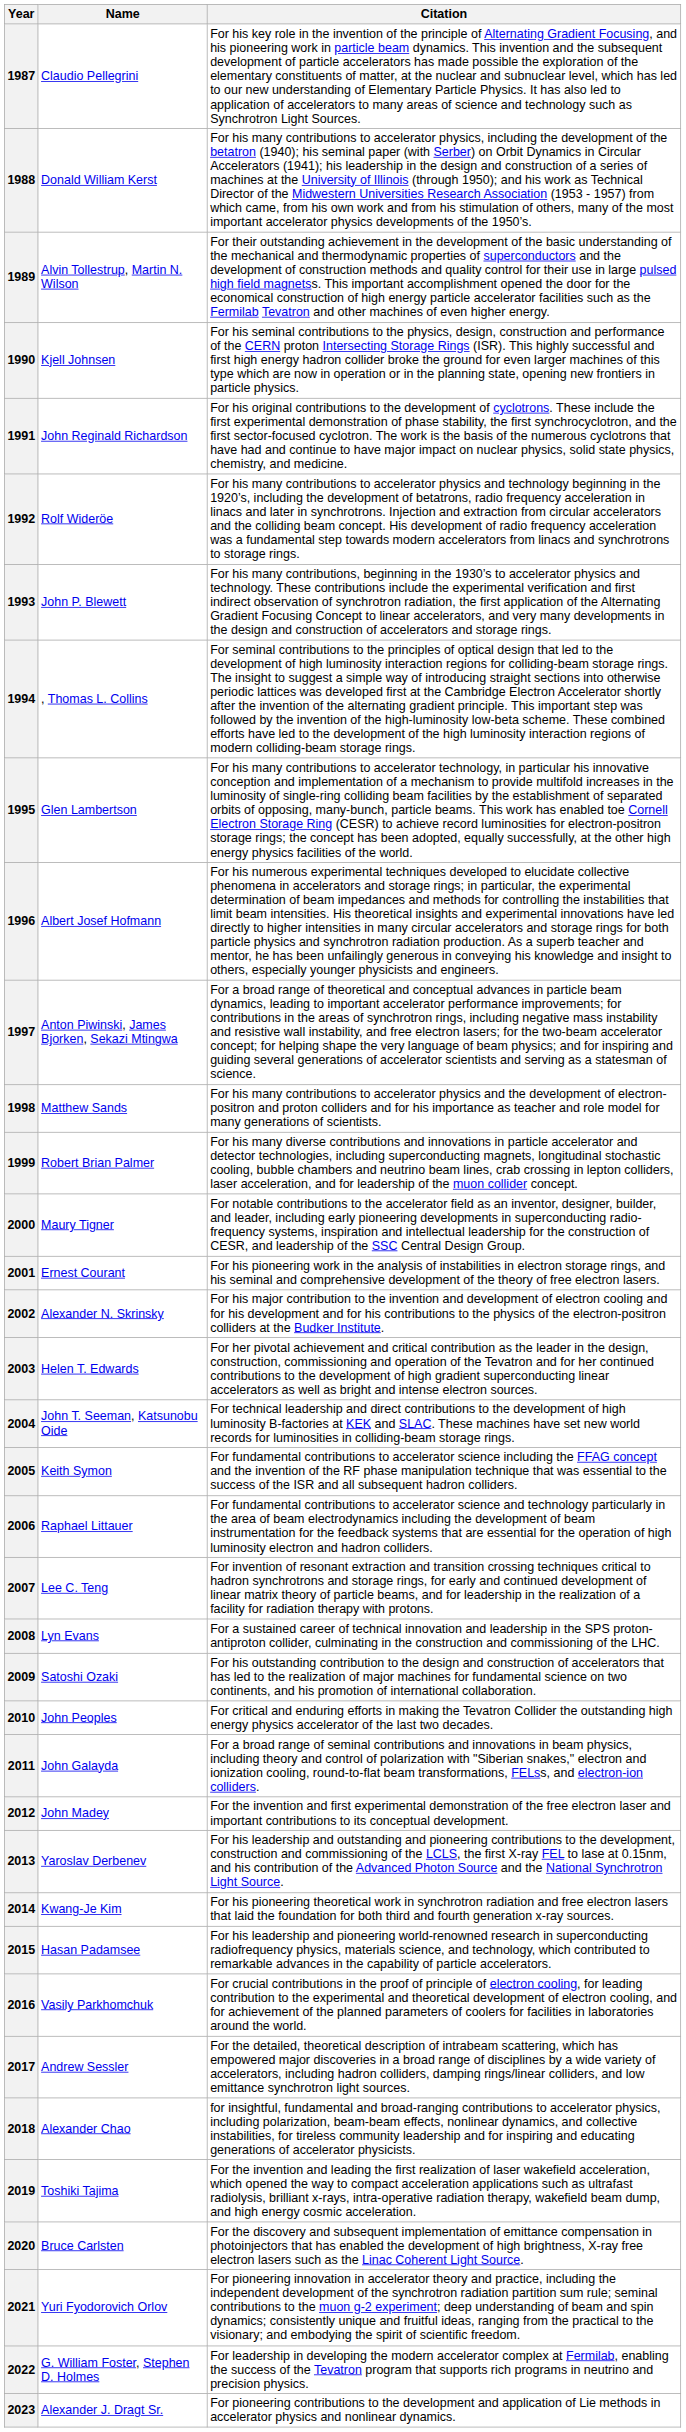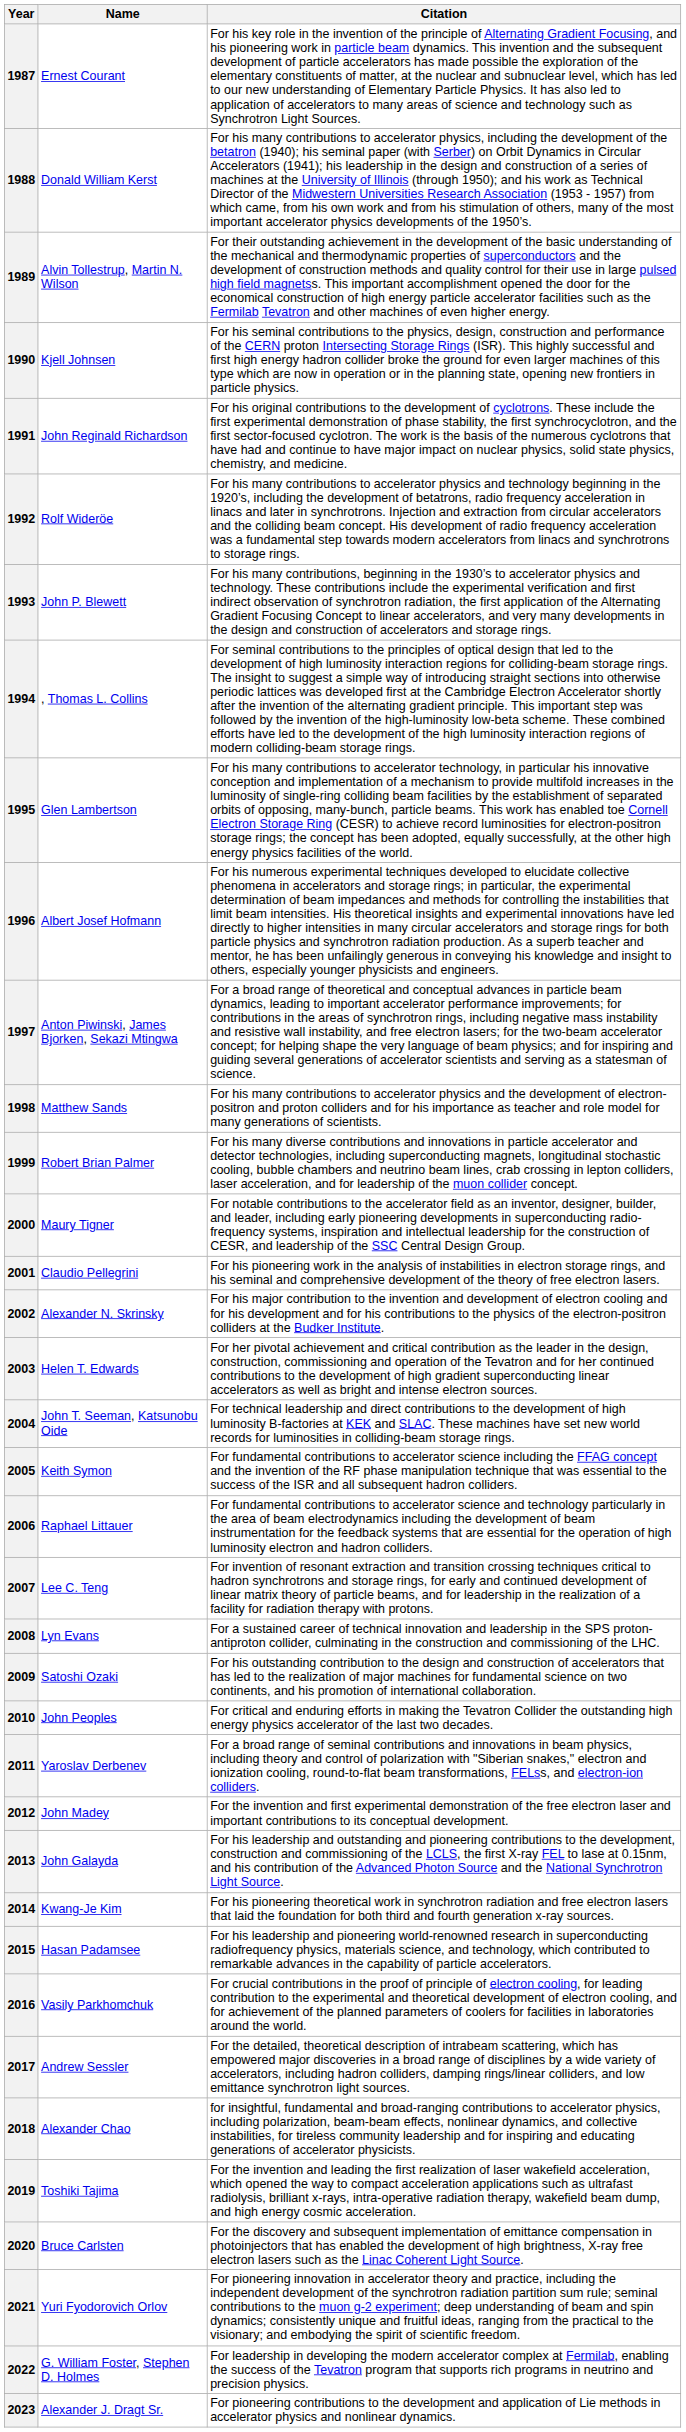(90, 76) Claudio Pellegrini -> (83, 76) Ernest Courant
(83, 1273) Ernest Courant -> (90, 1273) Claudio Pellegrini
(80, 1765) John Galayda -> (94, 1765) Yaroslav Derbenev
(94, 1861) Yaroslav Derbenev -> (80, 1861) John Galayda
